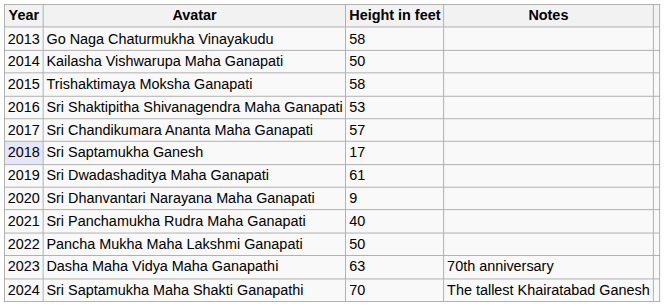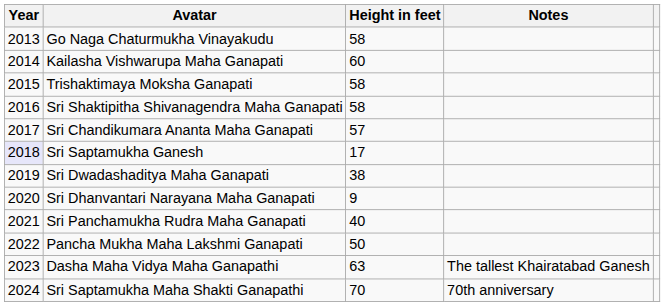(357, 61) 50 -> (357, 61) 60
(357, 107) 53 -> (357, 107) 58
(357, 175) 61 -> (357, 175) 38
(500, 267) 70th anniversary -> (548, 267) The tallest Khairatabad Ganesh
(548, 289) The tallest Khairatabad Ganesh -> (500, 289) 70th anniversary
